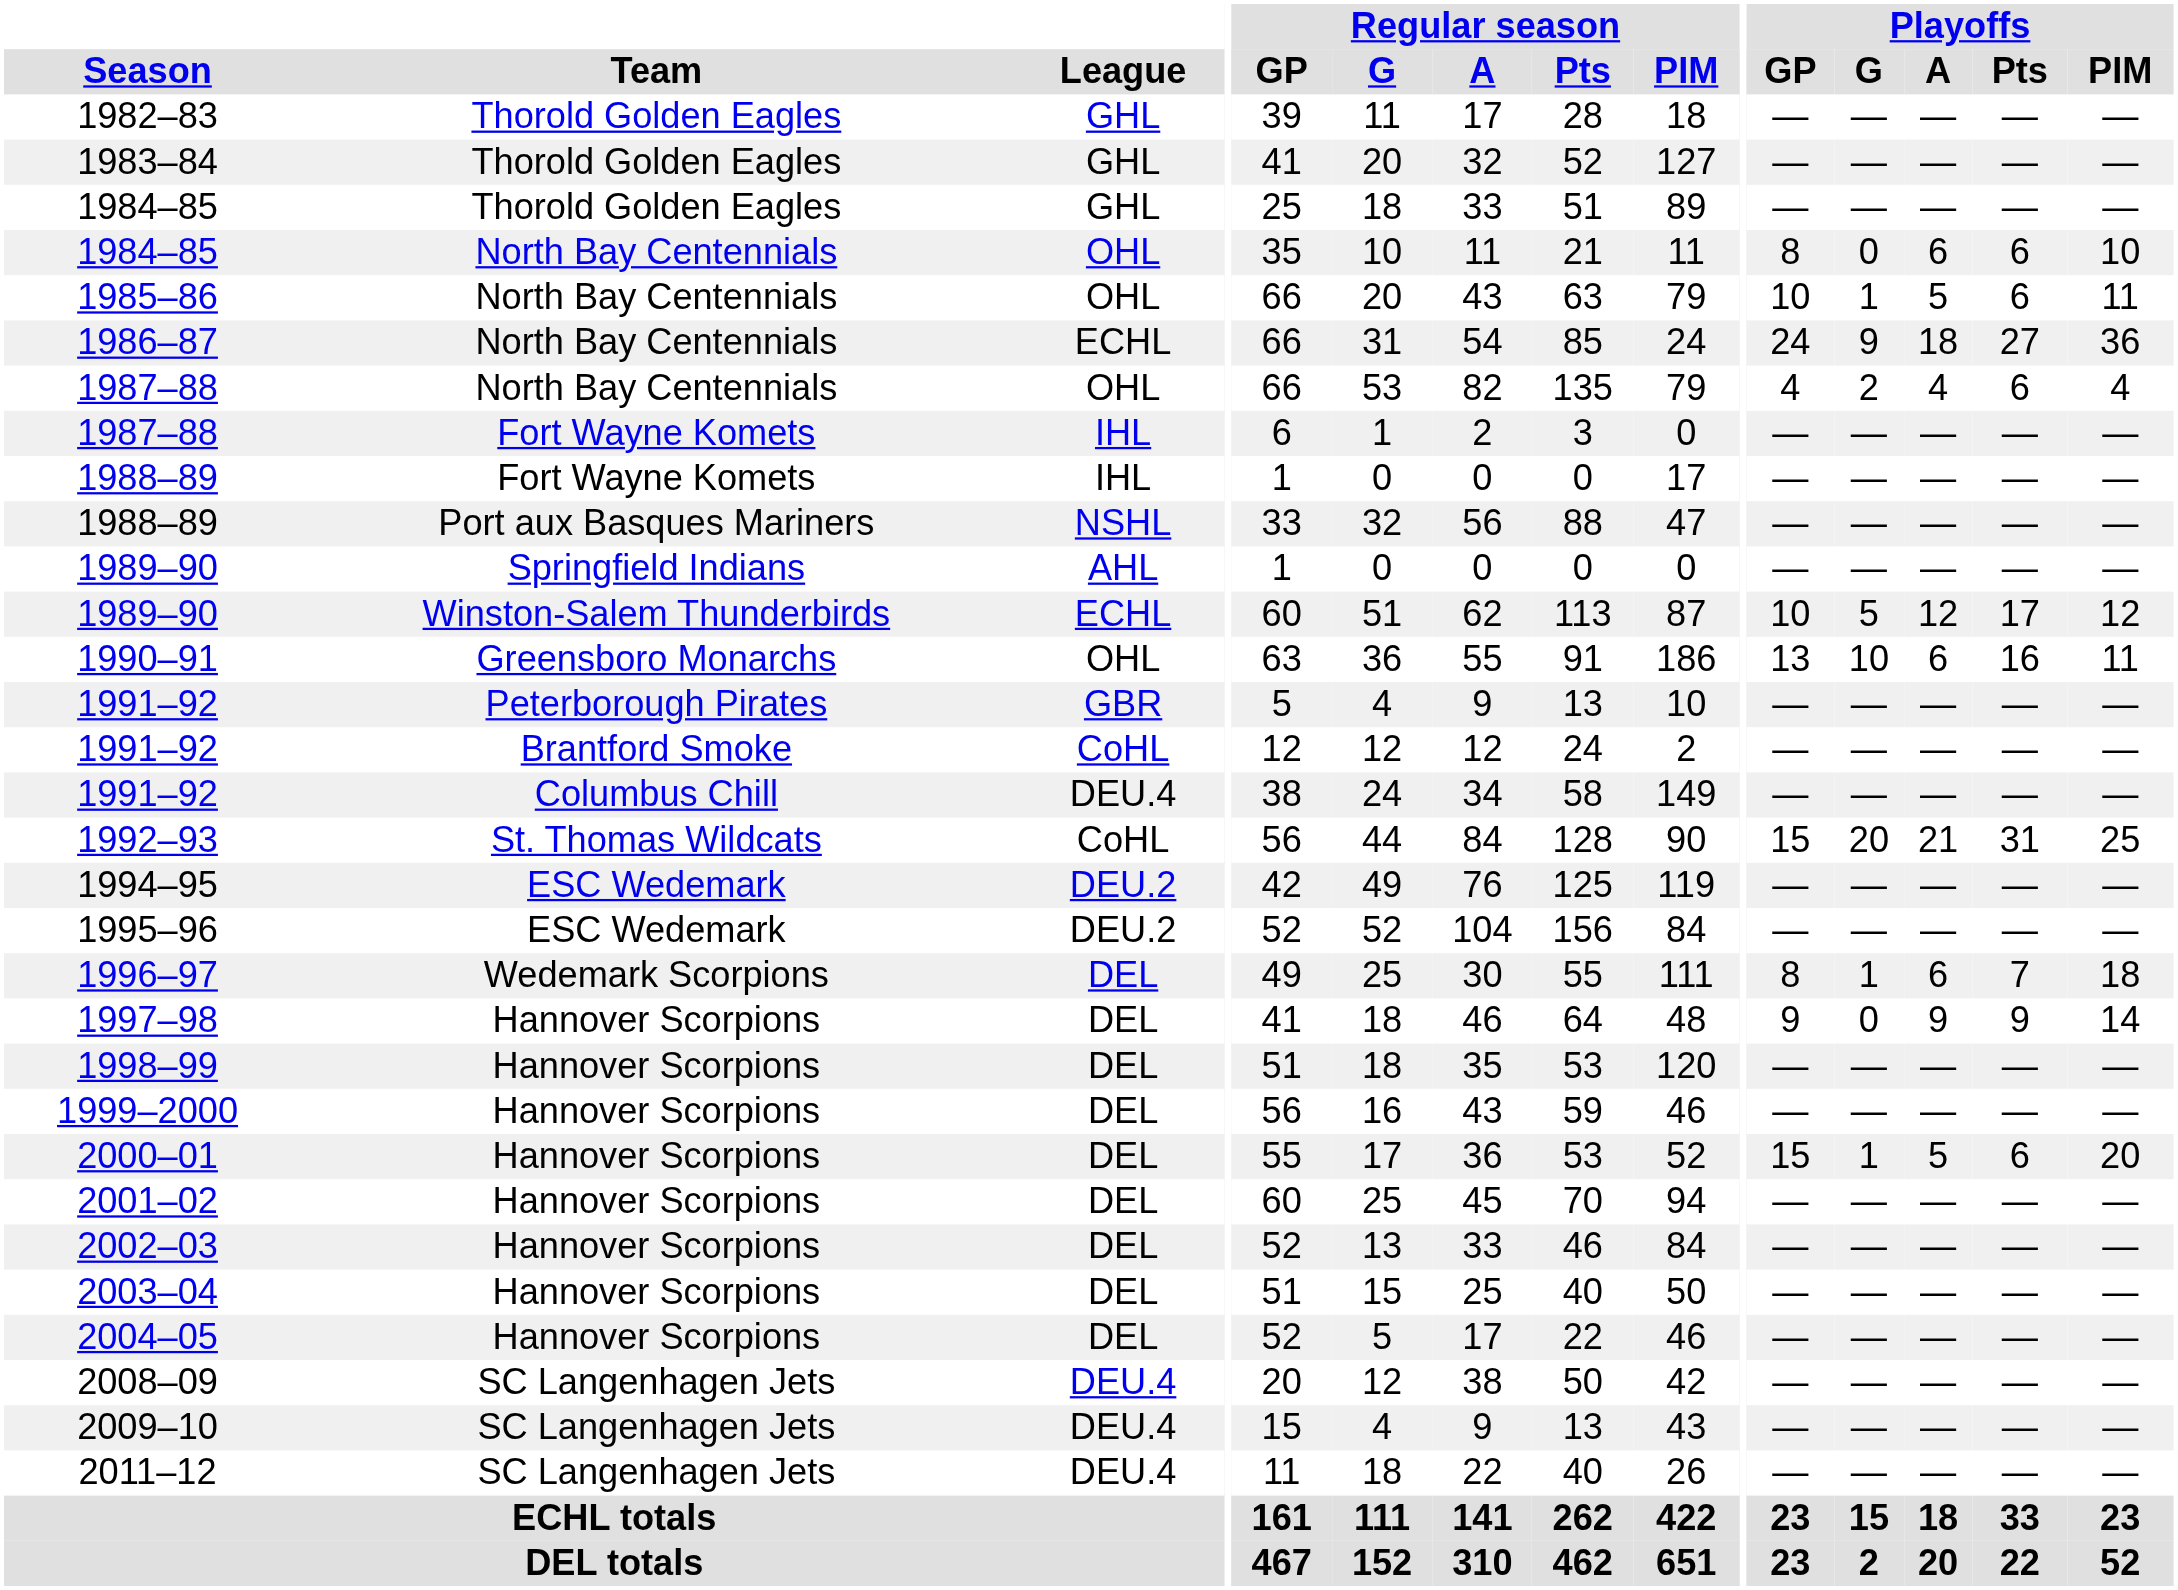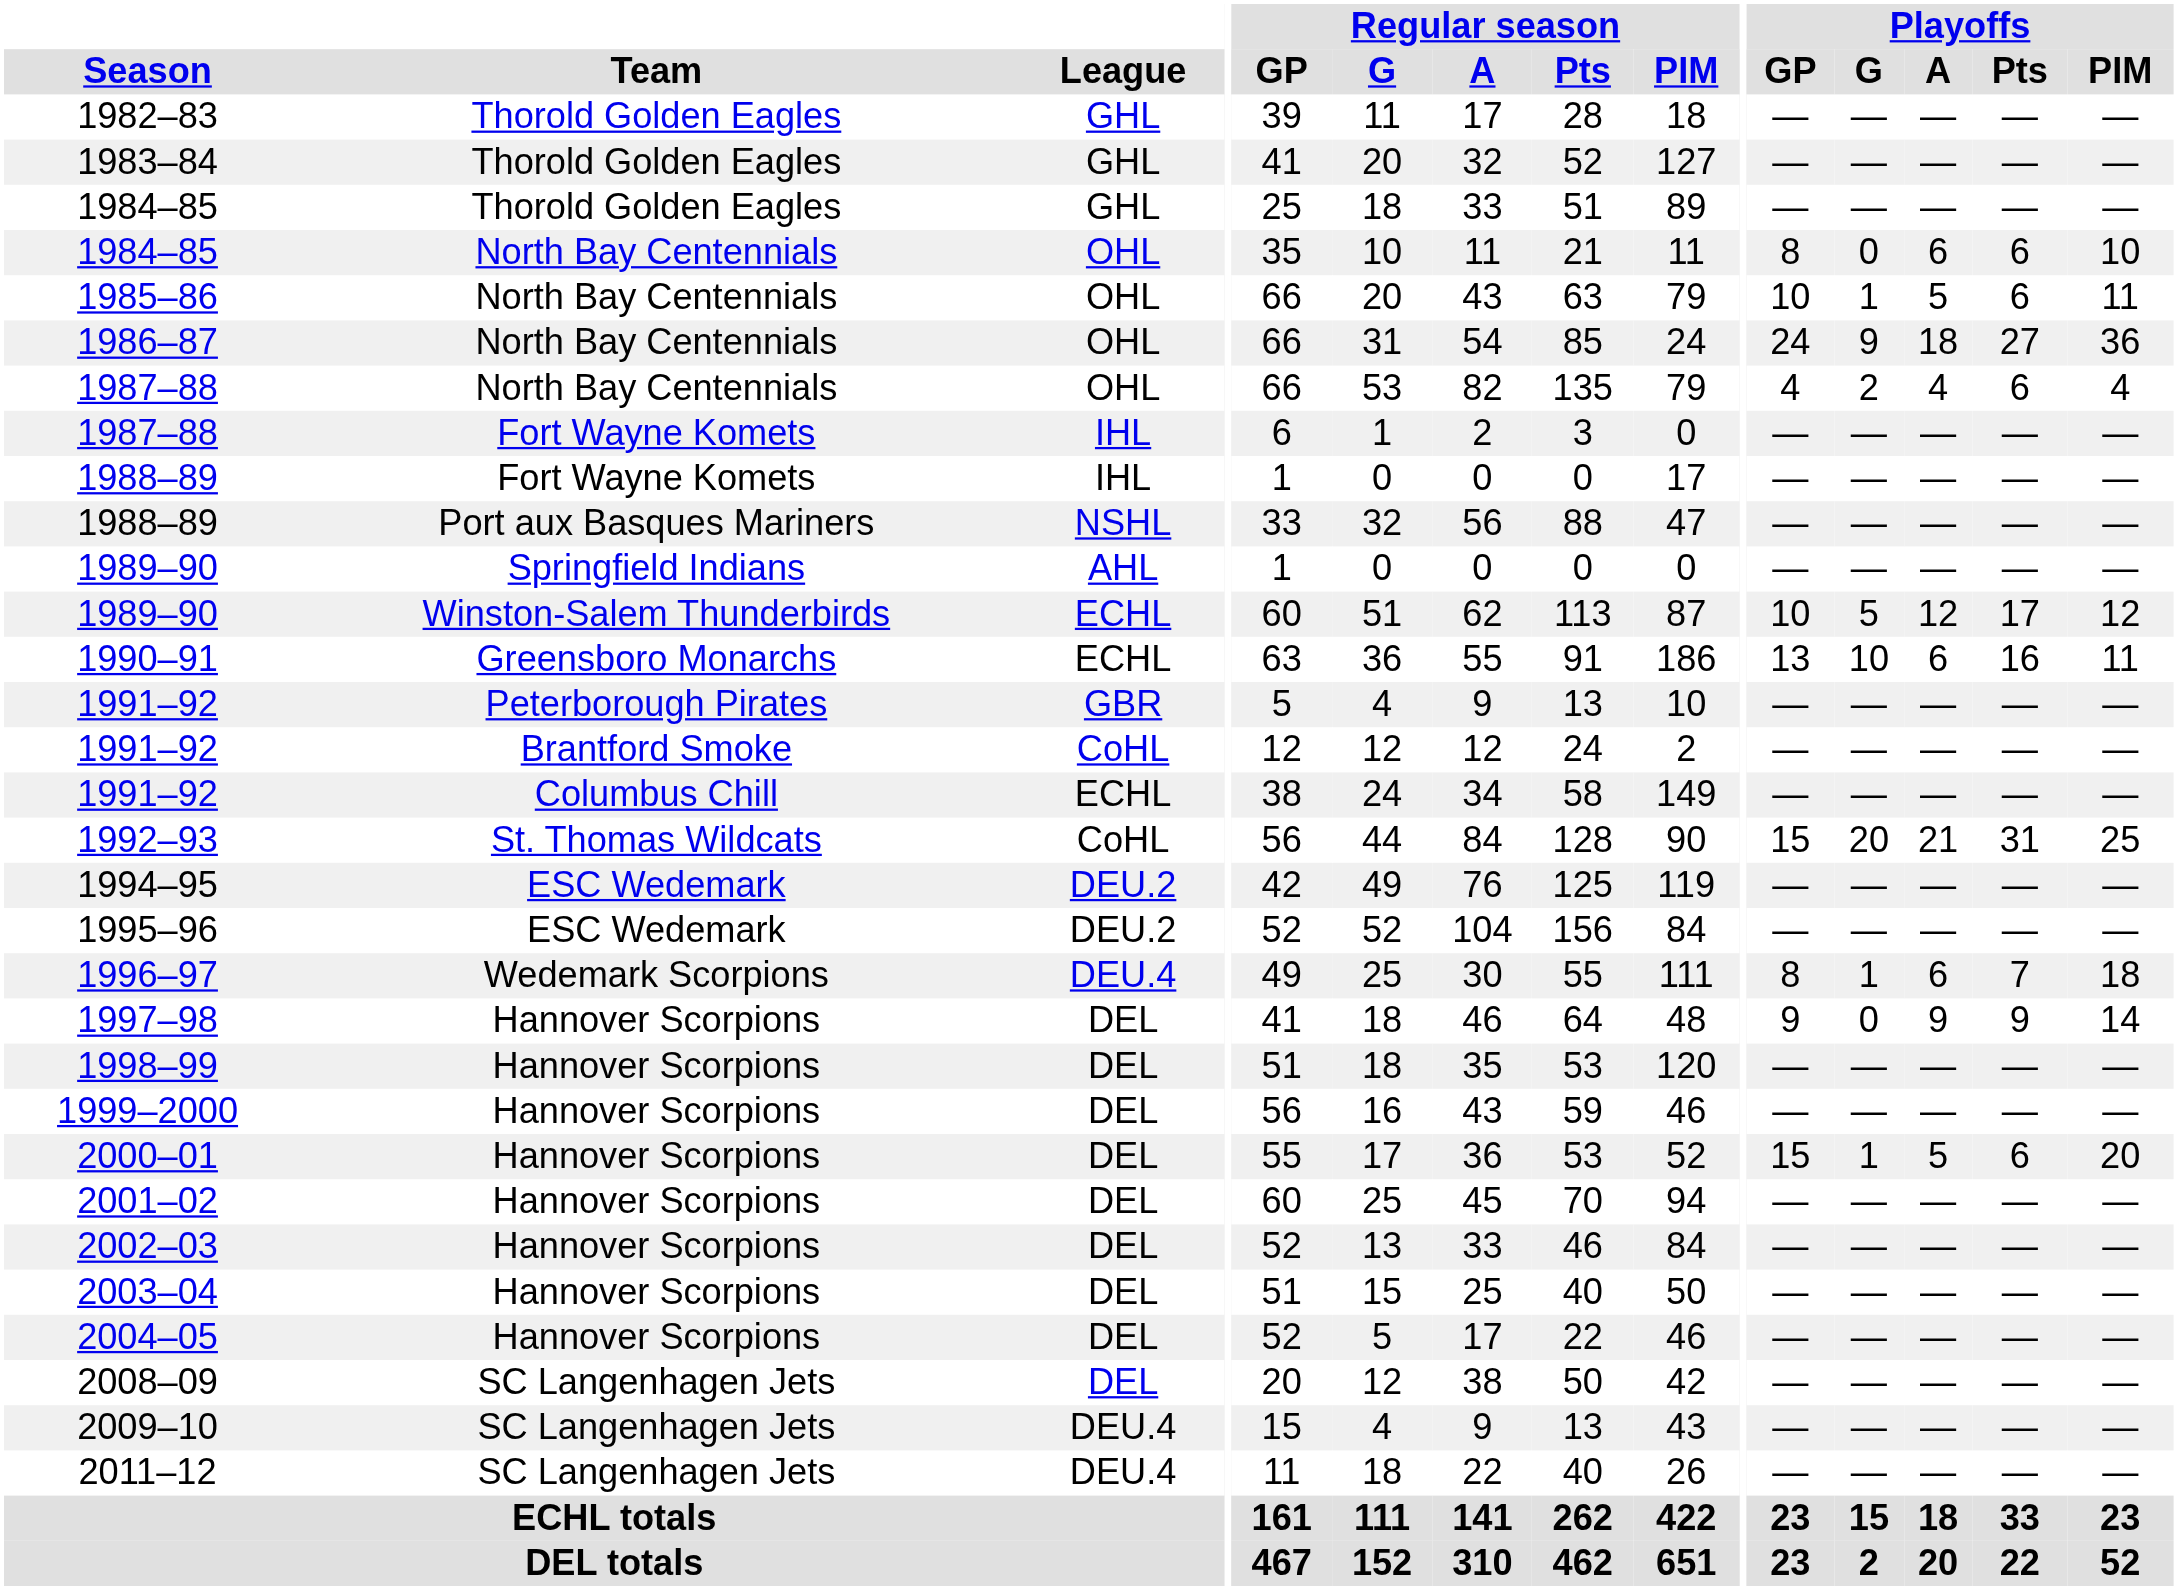(1123, 342) ECHL -> (1123, 342) OHL
(1123, 658) OHL -> (1123, 658) ECHL
(1123, 794) DEU.4 -> (1123, 794) ECHL
(1123, 975) DEL -> (1123, 975) DEU.4
(1123, 1381) DEU.4 -> (1123, 1381) DEL
